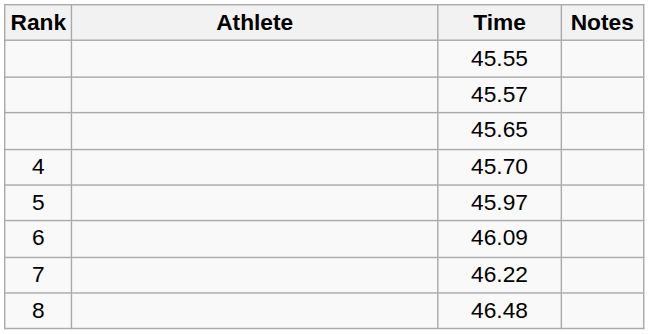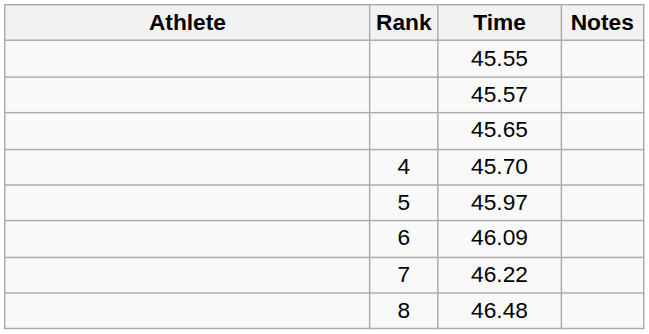columns swapped: (38, 22) <-> (255, 22)
